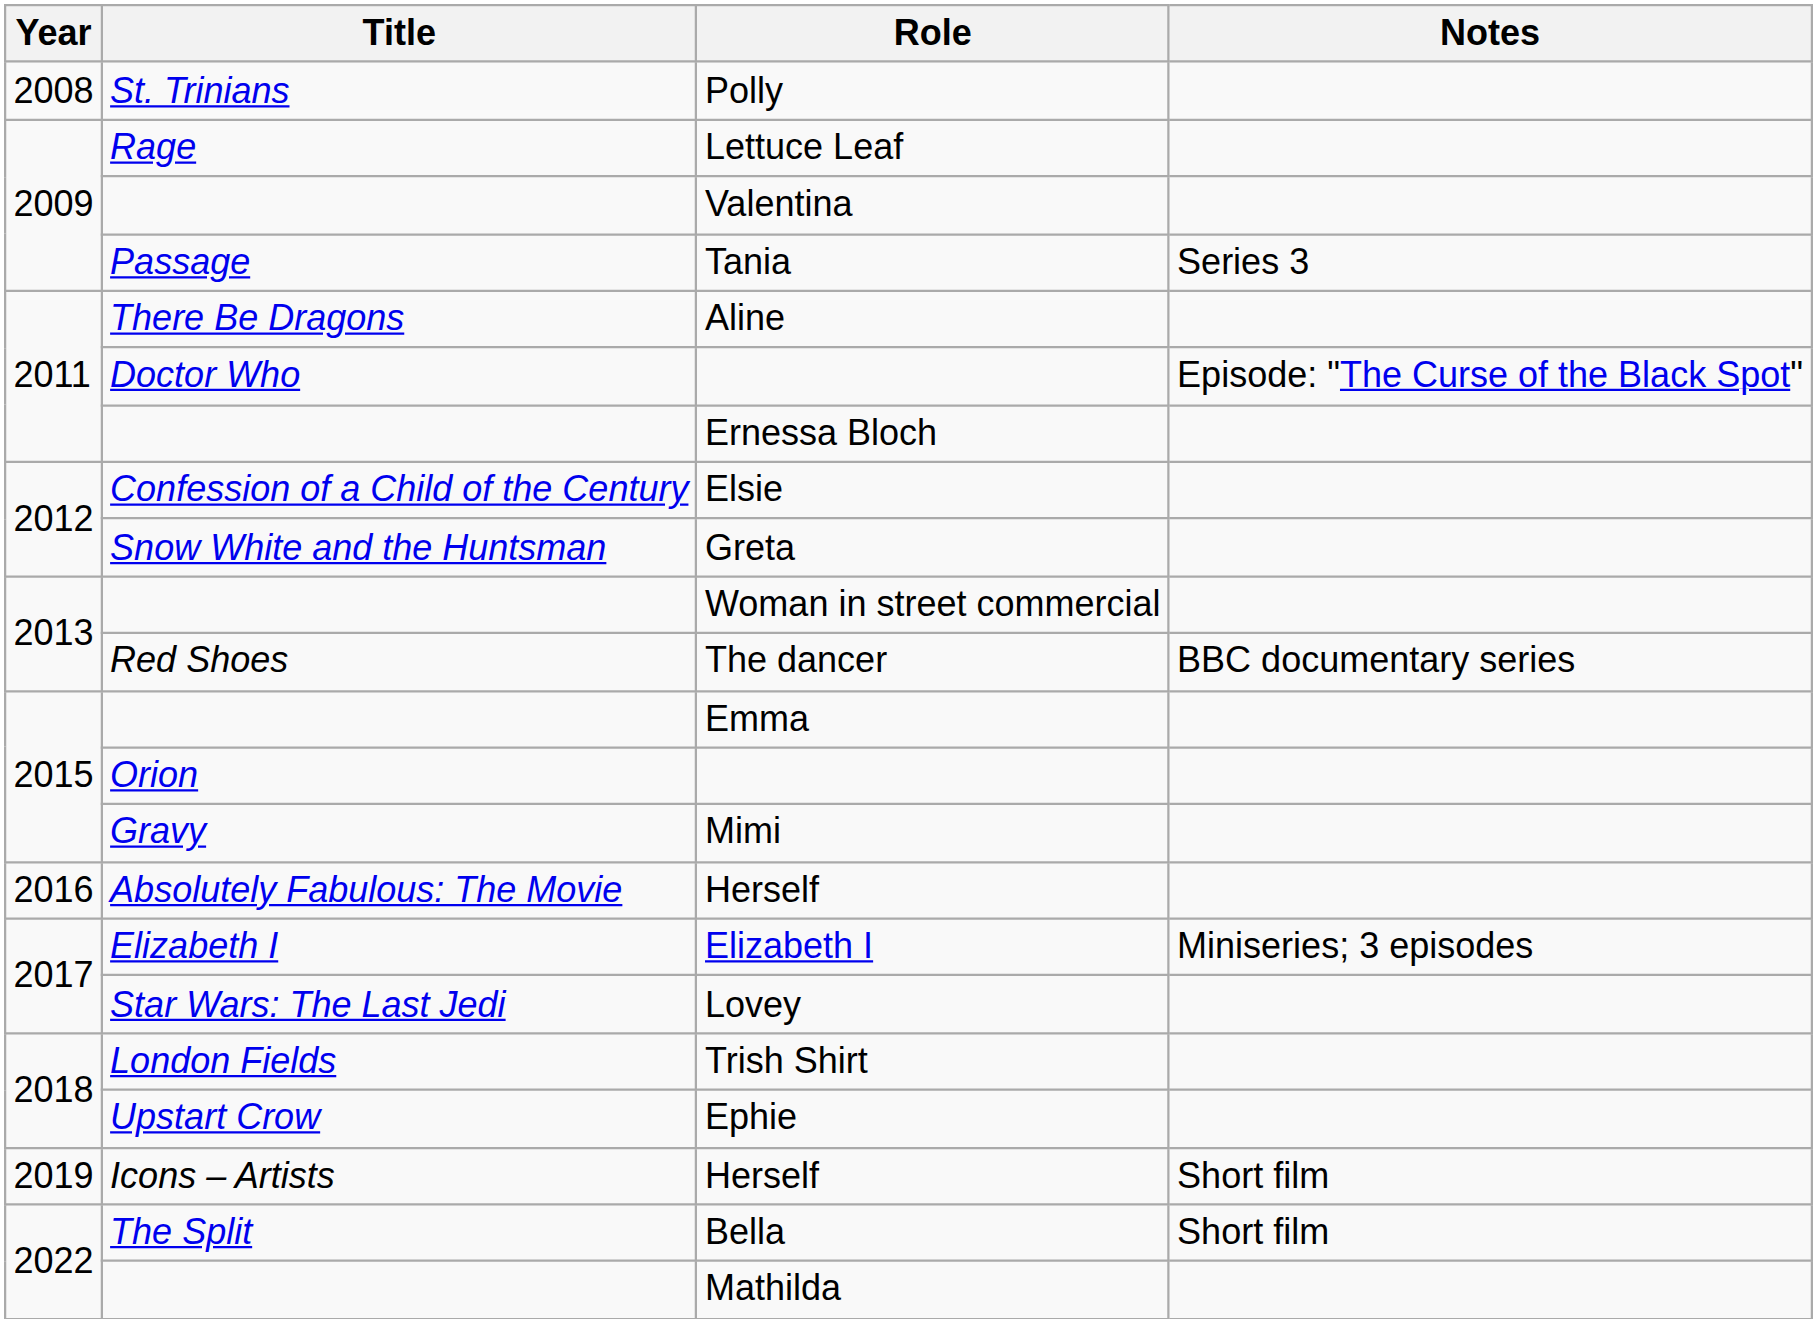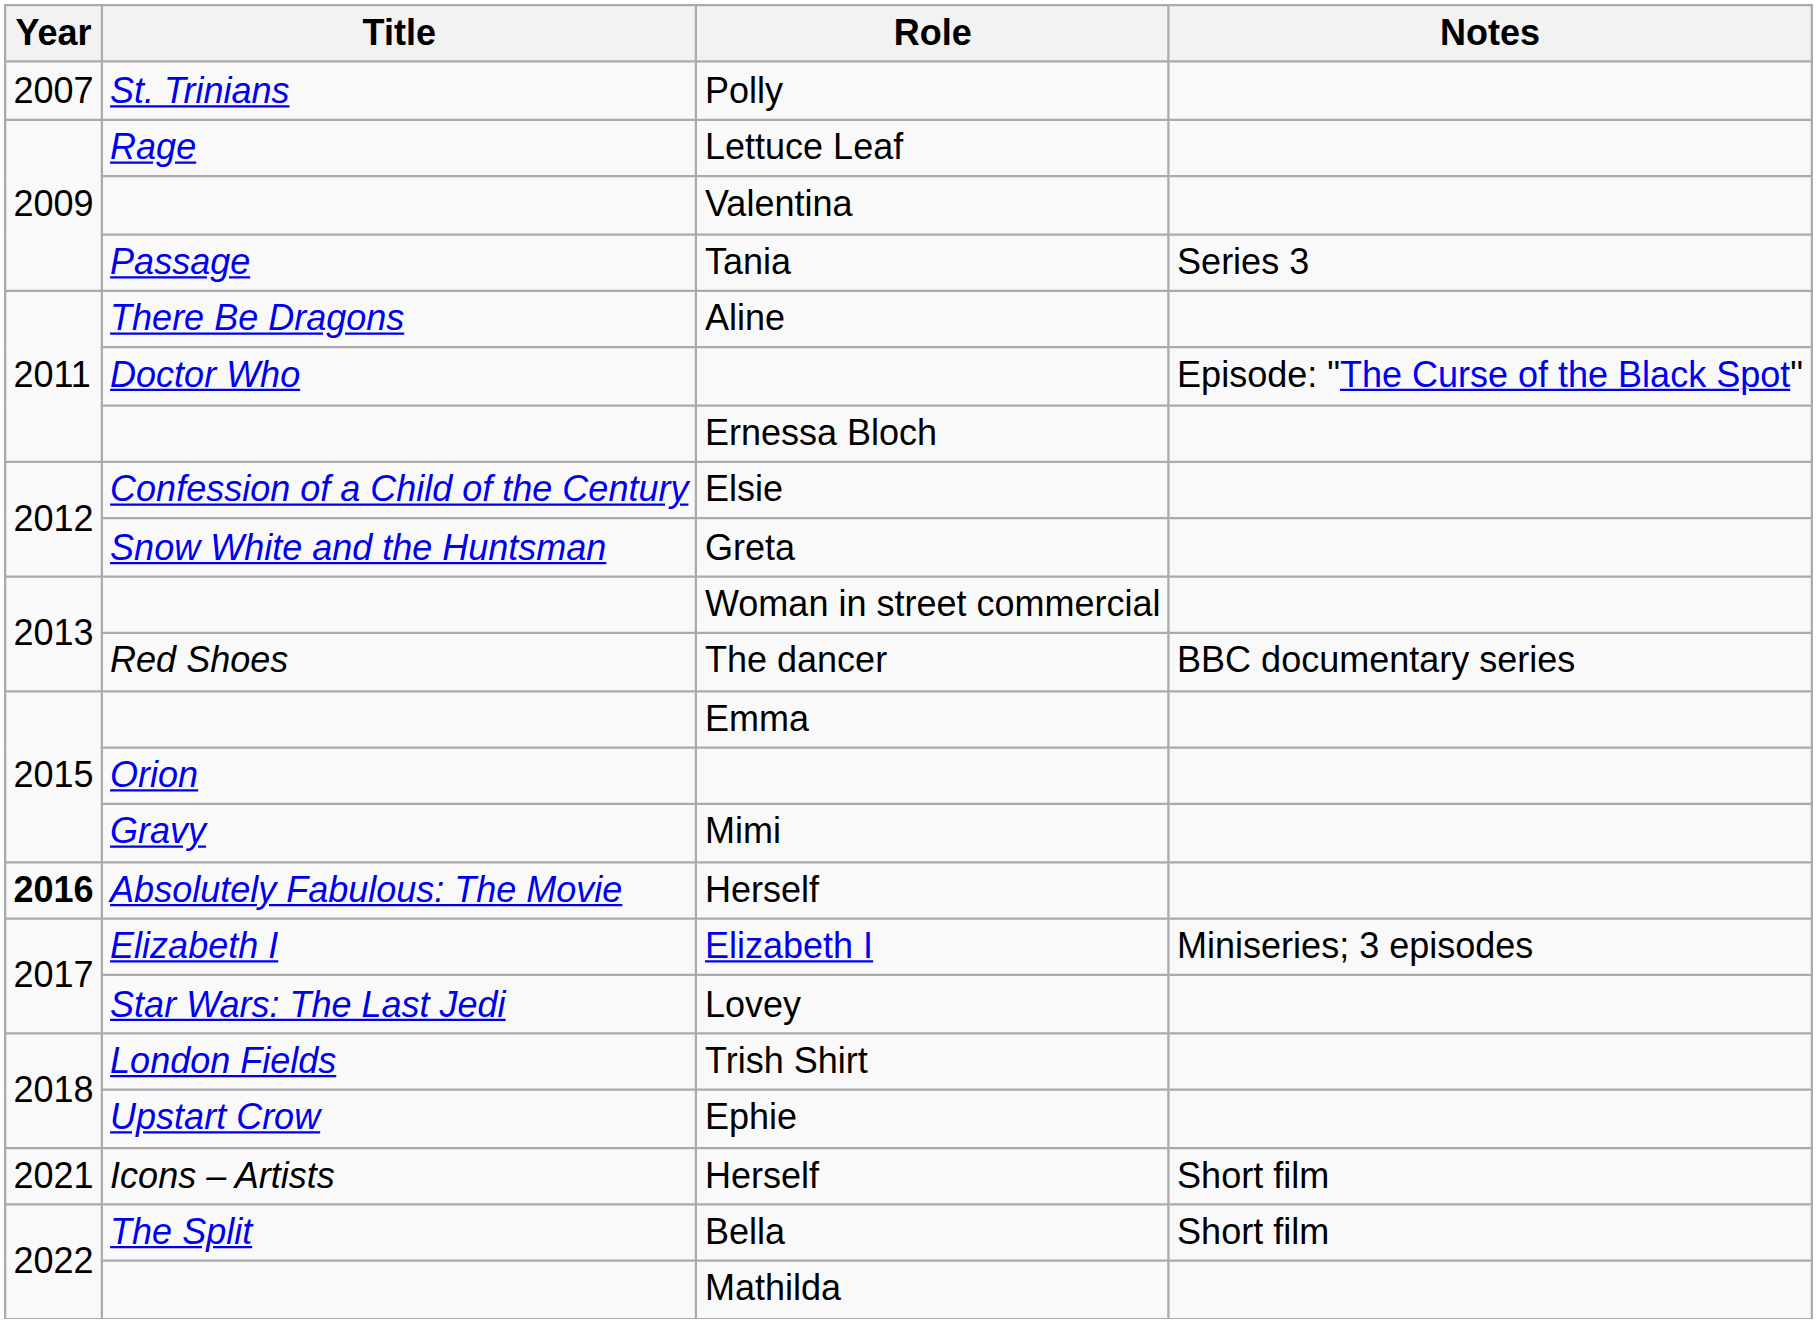(53, 90) 2008 -> (53, 90) 2007
(53, 889) normal -> (53, 889) bold
(53, 1174) 2019 -> (53, 1174) 2021
